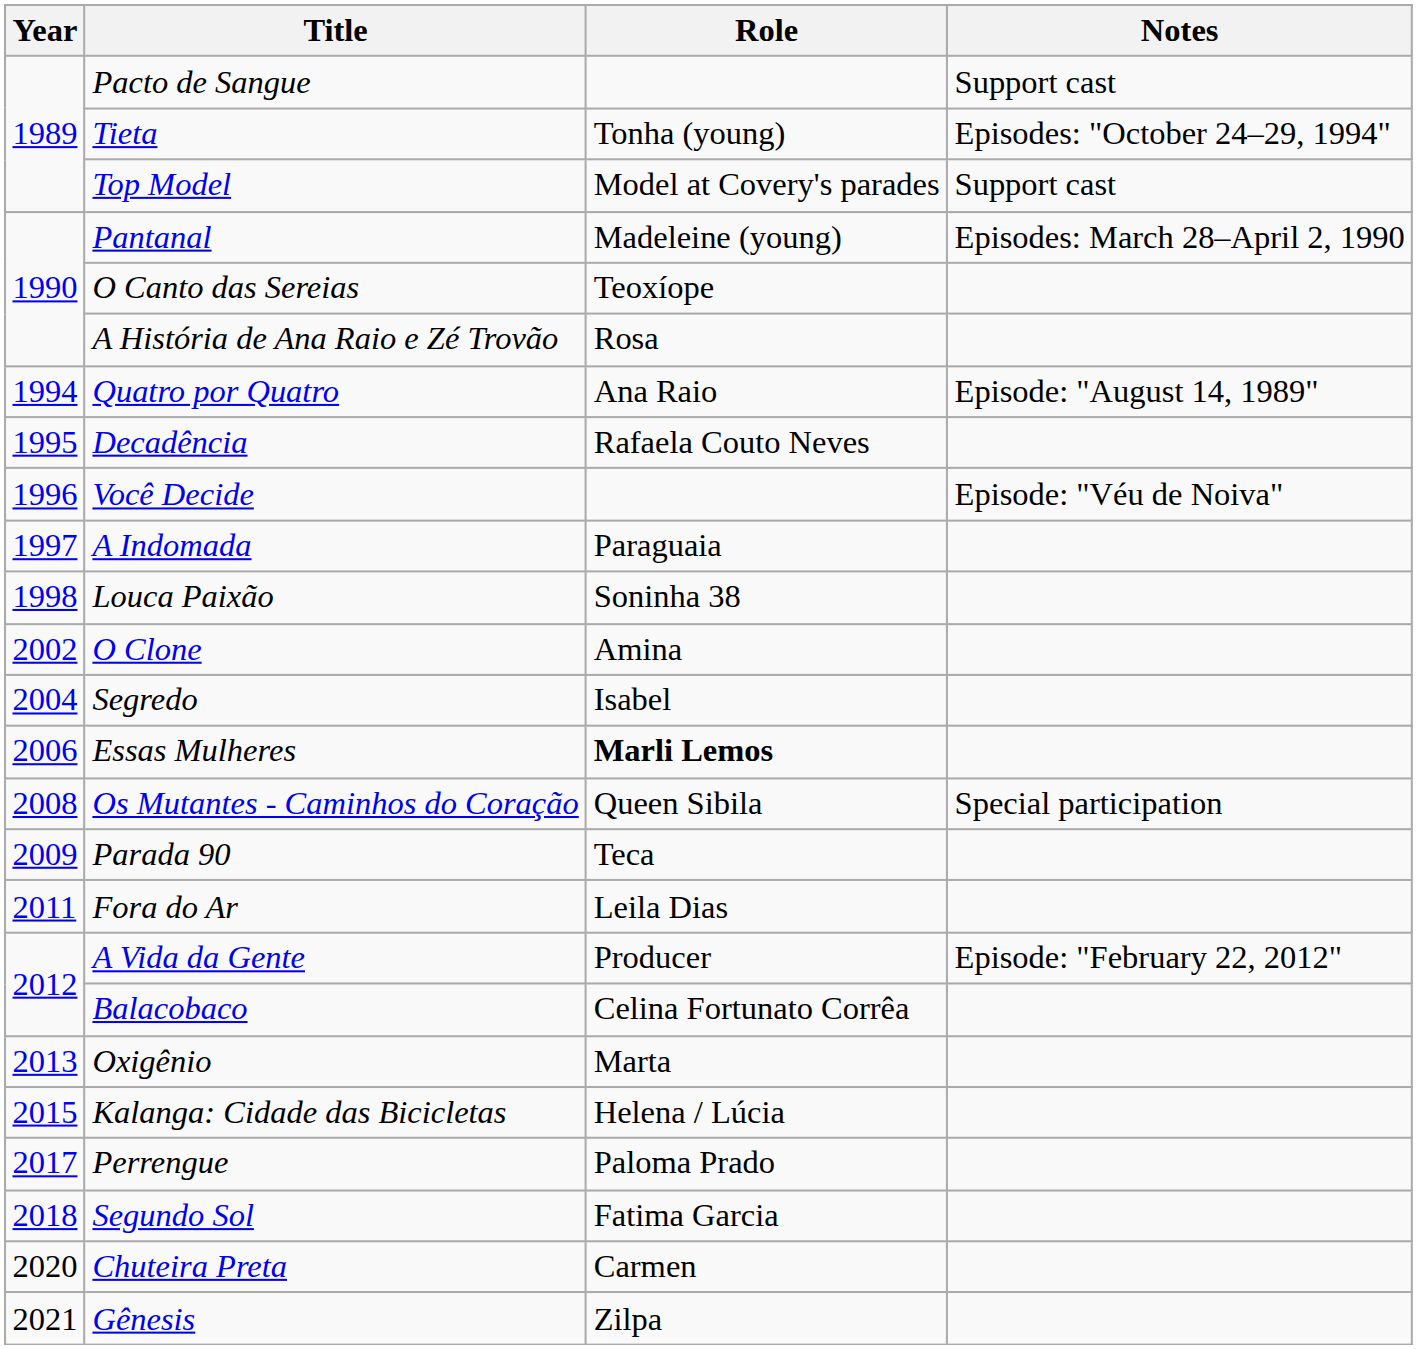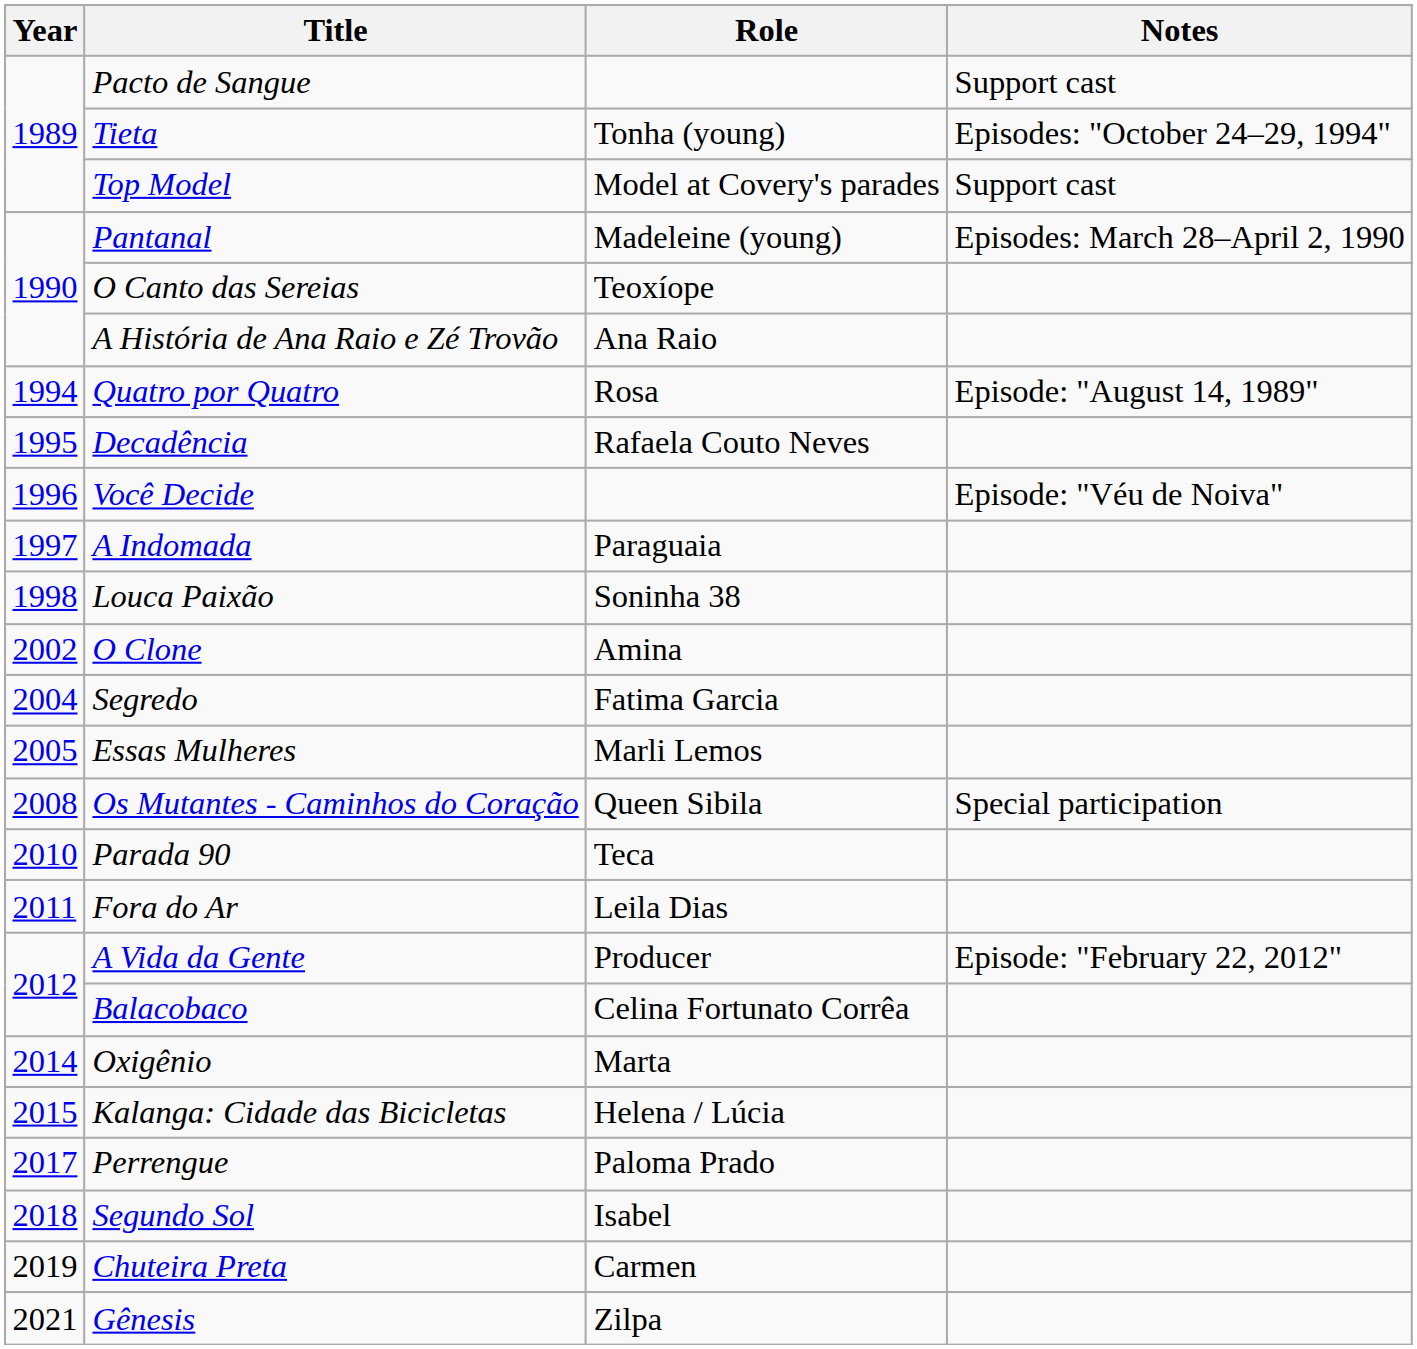(626, 339) Rosa -> (656, 339) Ana Raio
(656, 390) Ana Raio -> (626, 390) Rosa
(632, 699) Isabel -> (686, 699) Fatima Garcia
(45, 751) 2006 -> (45, 751) 2005
(683, 751) bold -> (678, 751) normal
(45, 854) 2009 -> (45, 854) 2010
(45, 1060) 2013 -> (45, 1060) 2014
(686, 1215) Fatima Garcia -> (632, 1215) Isabel
(45, 1266) 2020 -> (45, 1266) 2019
